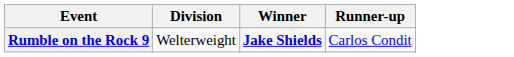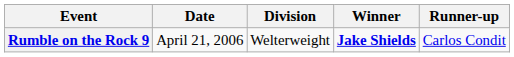+ column: (200, 16)
